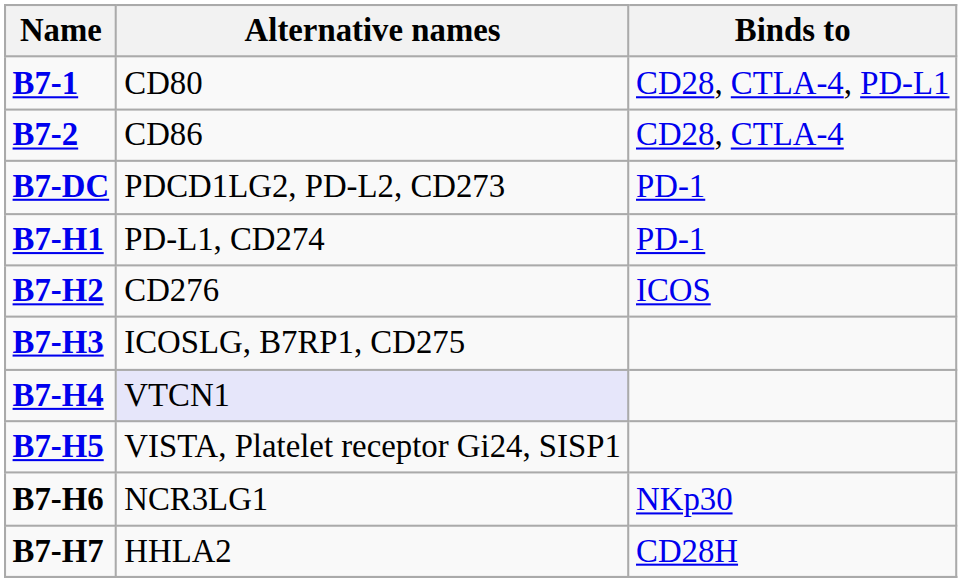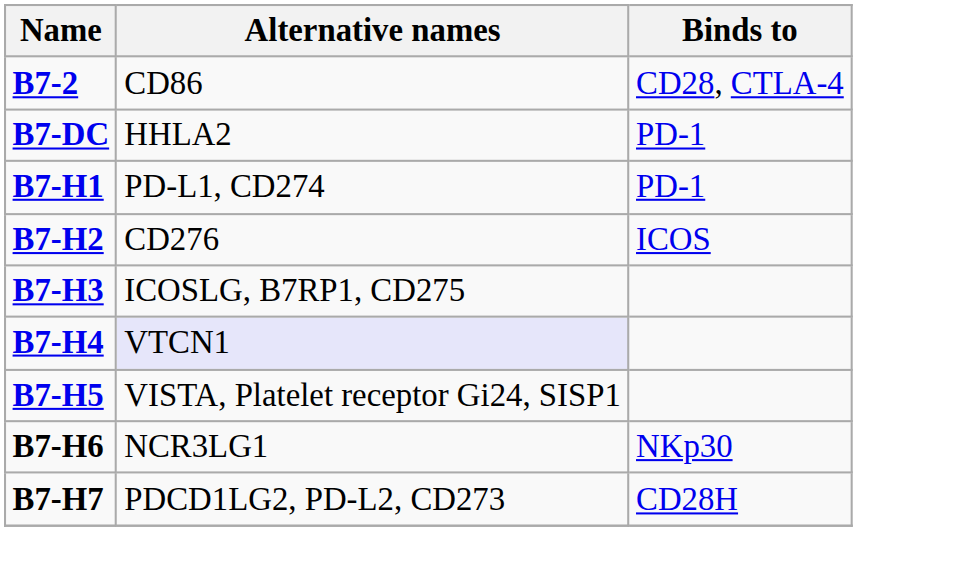- row: (45, 82)
(315, 186) PDCD1LG2, PD-L2, CD273 -> (178, 134) HHLA2
(178, 550) HHLA2 -> (315, 498) PDCD1LG2, PD-L2, CD273
